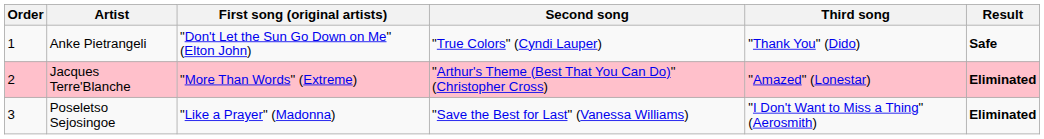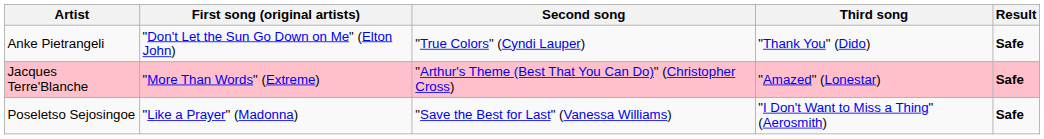- column: (26, 15)
(1003, 79) Eliminated -> (1010, 79) Safe
(1003, 115) Eliminated -> (1010, 115) Safe
